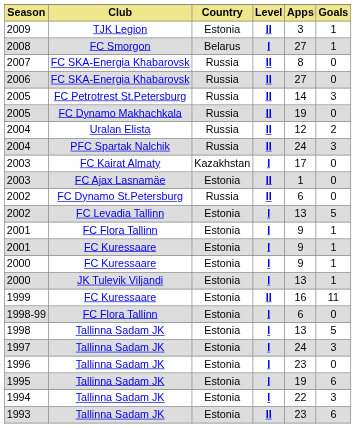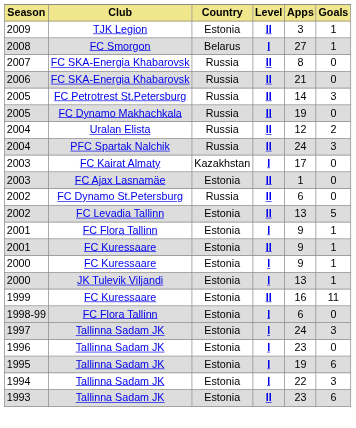(300, 79) 27 -> (300, 79) 21
(269, 213) I -> (269, 213) II
(269, 247) I -> (269, 247) II
- row: (19, 331)
